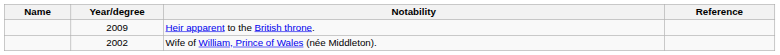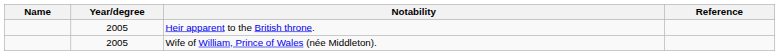(117, 27) 2009 -> (117, 27) 2005
(117, 43) 2002 -> (117, 43) 2005
